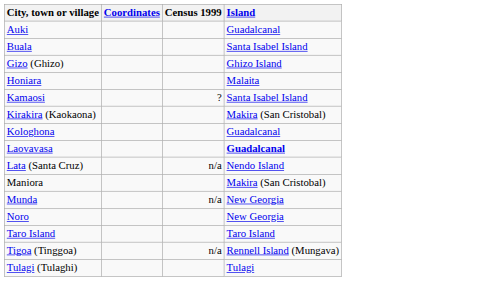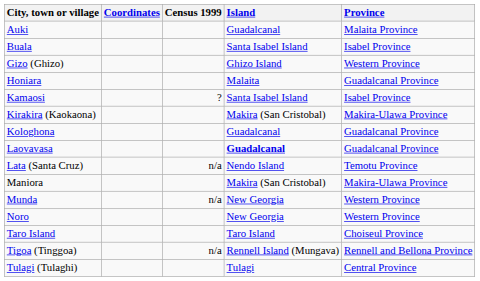+ column: (364, 13)
